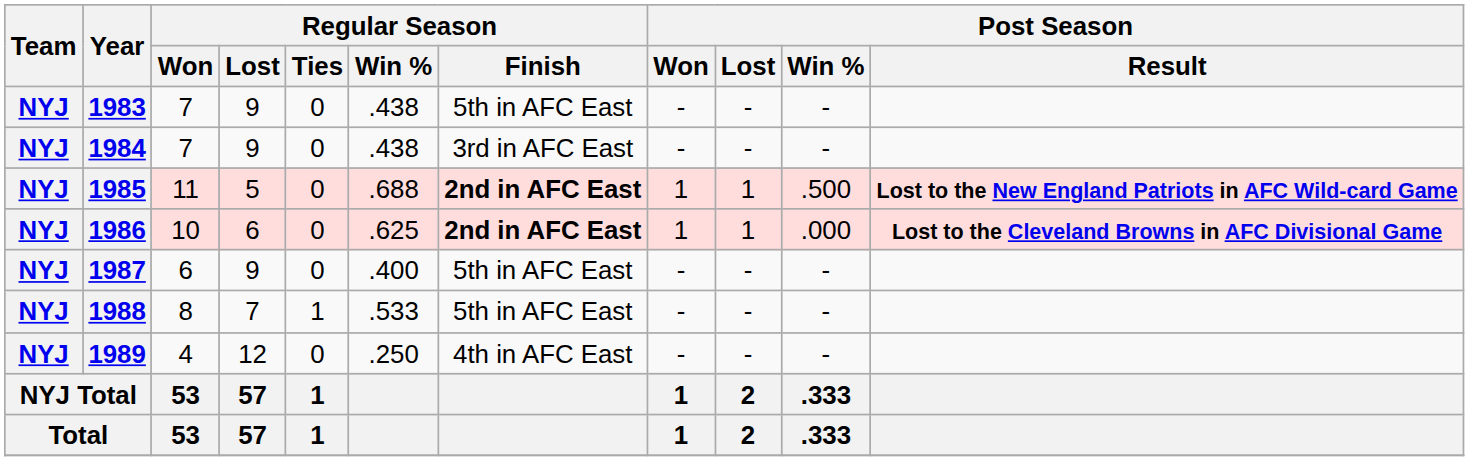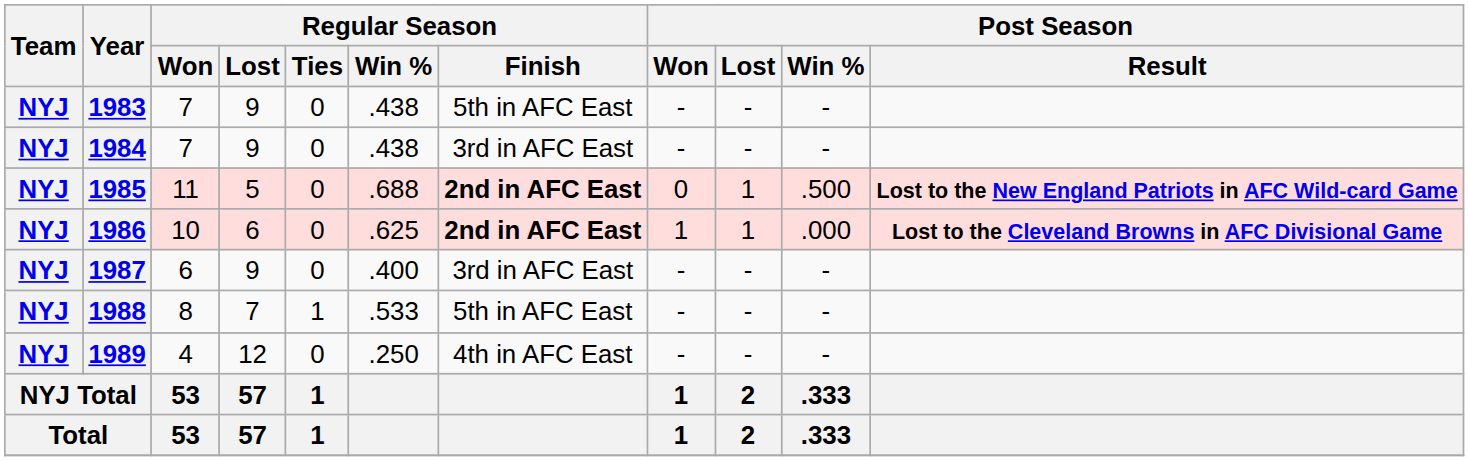(681, 189) 1 -> (681, 189) 0
(543, 271) 5th in AFC East -> (543, 271) 3rd in AFC East
